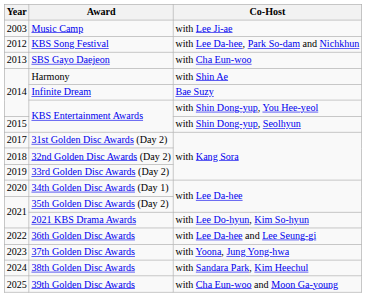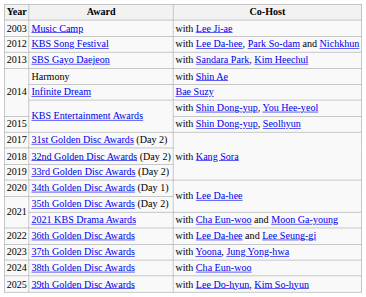(213, 60) with Cha Eun-woo -> (242, 60) with Sandara Park, Kim Heechul
(242, 220) with Lee Do-hyun, Kim So-hyun -> (257, 220) with Cha Eun-woo and Moon Ga-young
(242, 268) with Sandara Park, Kim Heechul -> (213, 268) with Cha Eun-woo
(257, 284) with Cha Eun-woo and Moon Ga-young -> (242, 284) with Lee Do-hyun, Kim So-hyun
